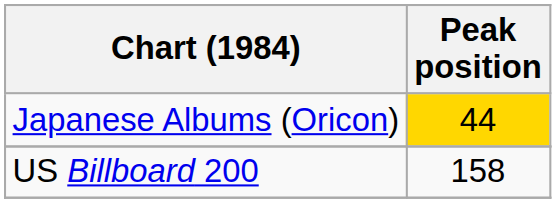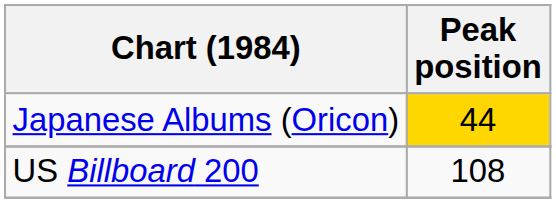(478, 171) 158 -> (478, 171) 108
